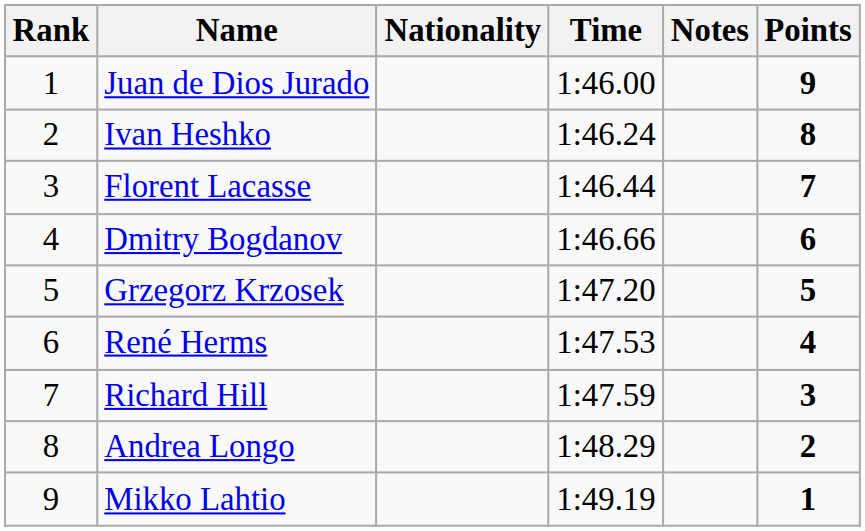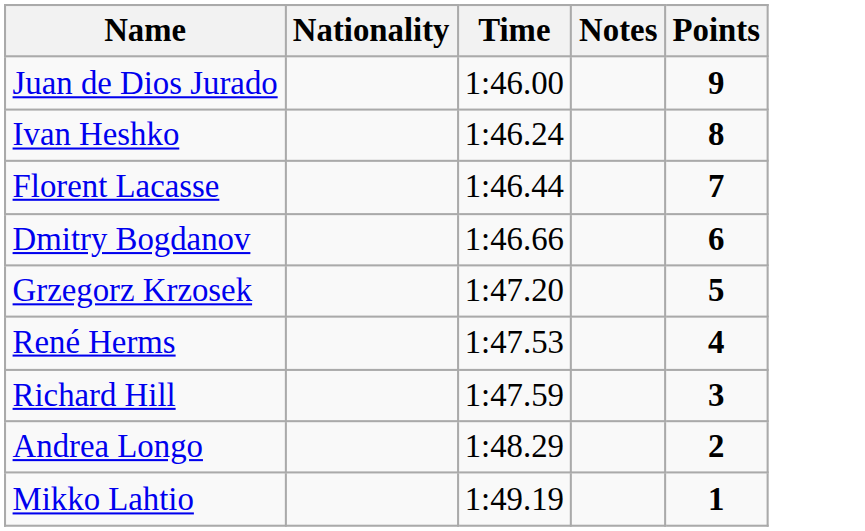- column: (51, 30)
